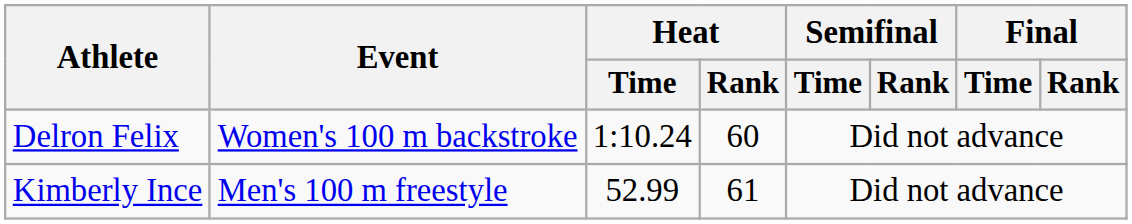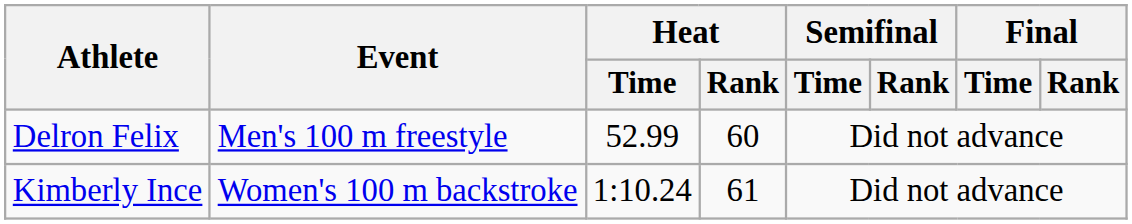(398, 136) Women's 100 m backstroke -> (363, 136) Men's 100 m freestyle
(642, 136) 1:10.24 -> (642, 136) 52.99
(363, 190) Men's 100 m freestyle -> (398, 190) Women's 100 m backstroke
(642, 190) 52.99 -> (642, 190) 1:10.24
